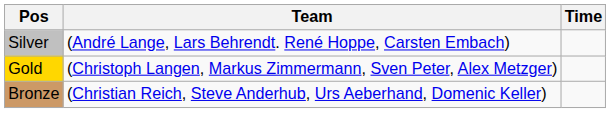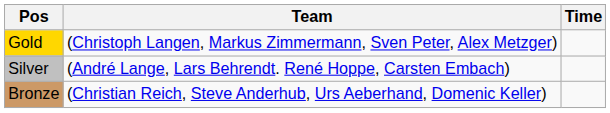rows swapped: (25, 68) <-> (28, 42)
